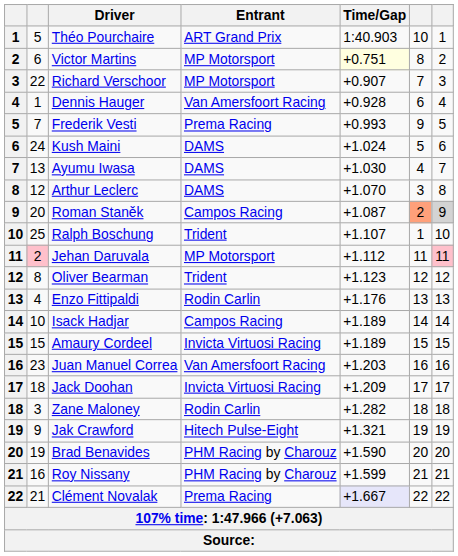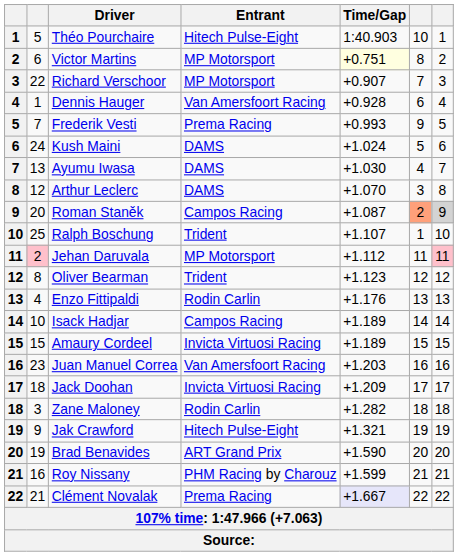(233, 37) ART Grand Prix -> (241, 37) Hitech Pulse-Eight
(260, 452) PHM Racing by Charouz -> (233, 452) ART Grand Prix
